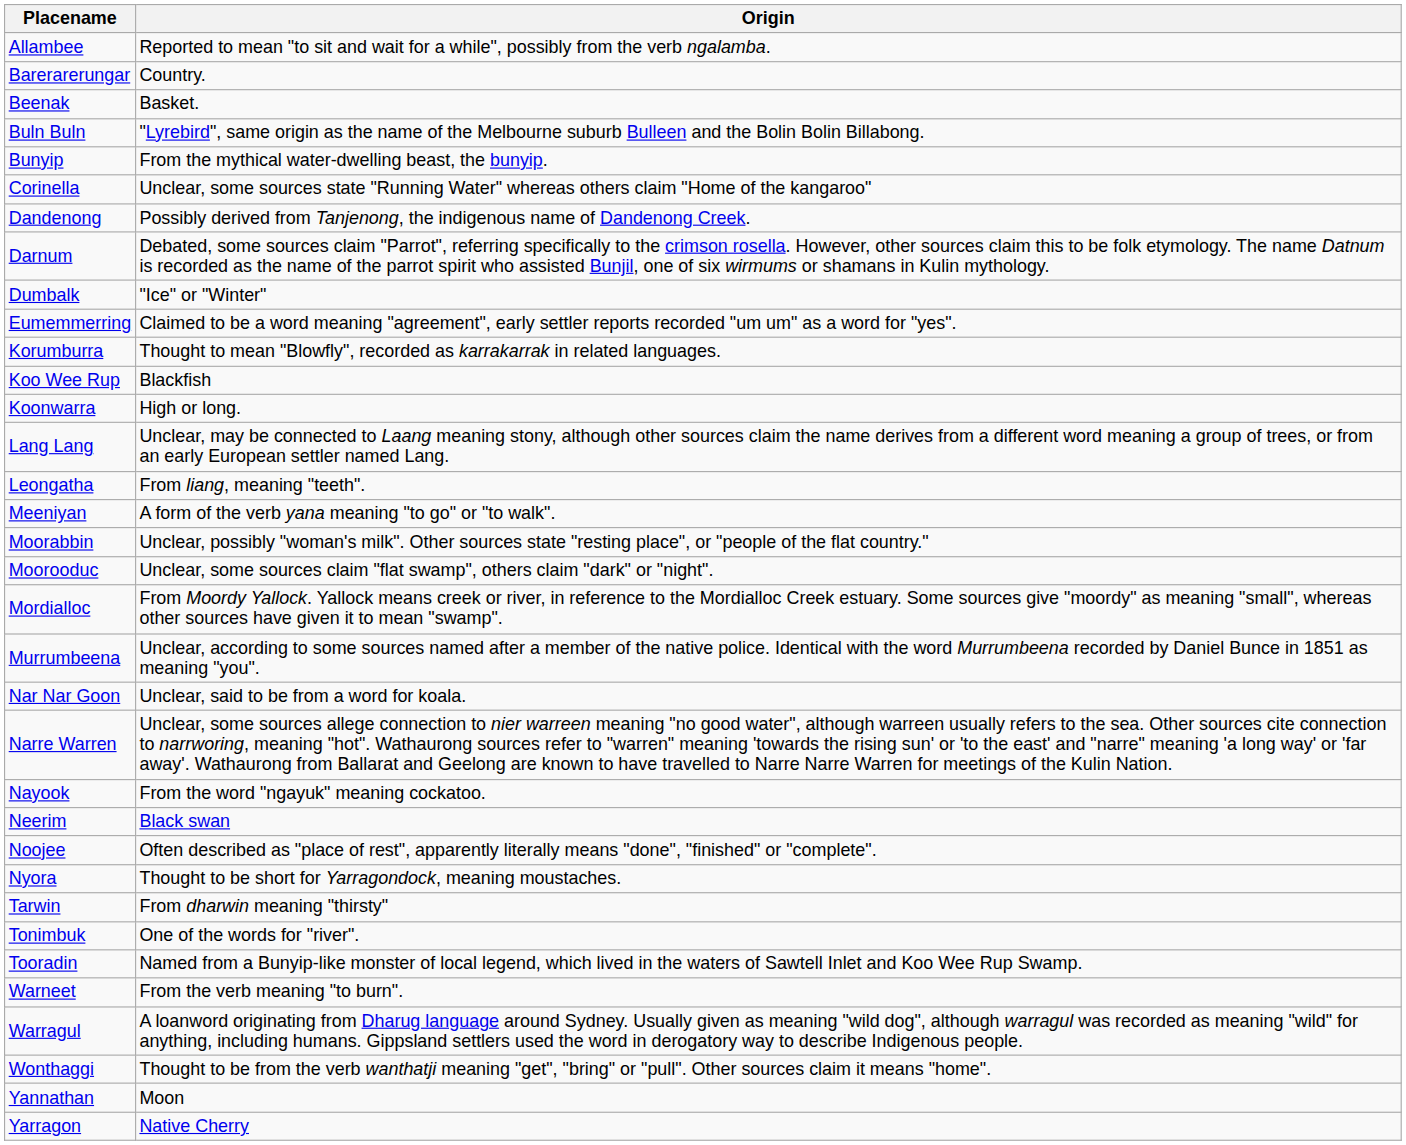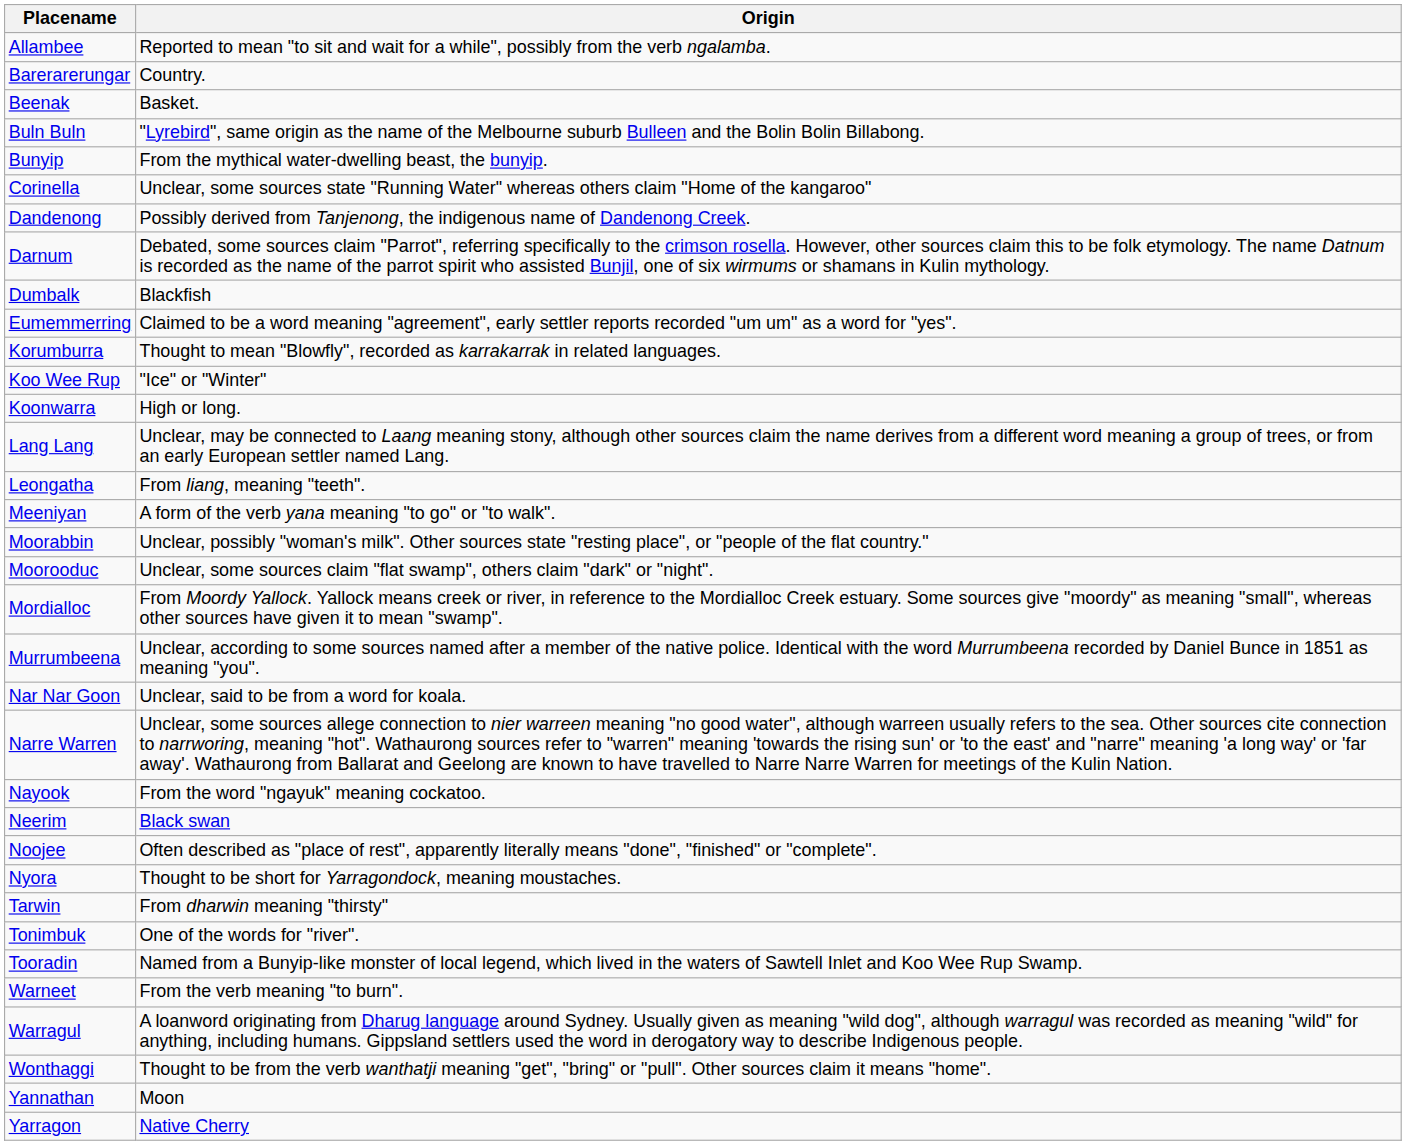(203, 294) "Ice" or "Winter" -> (175, 294) Blackfish
(175, 379) Blackfish -> (203, 379) "Ice" or "Winter"
